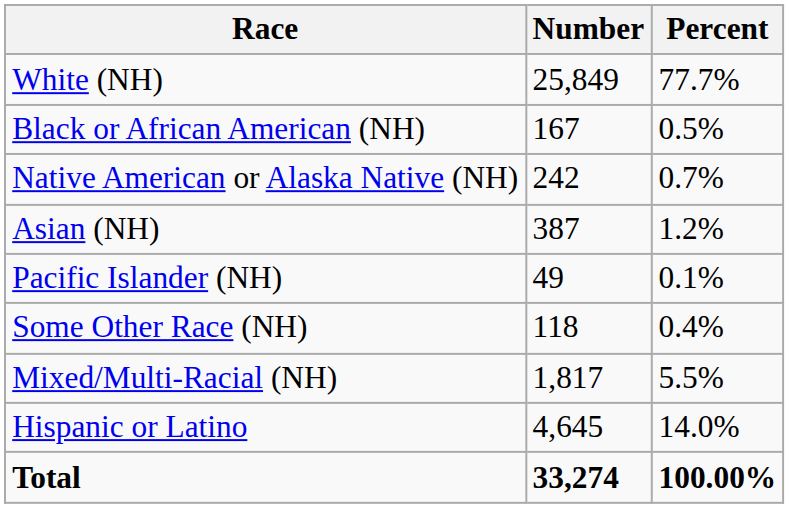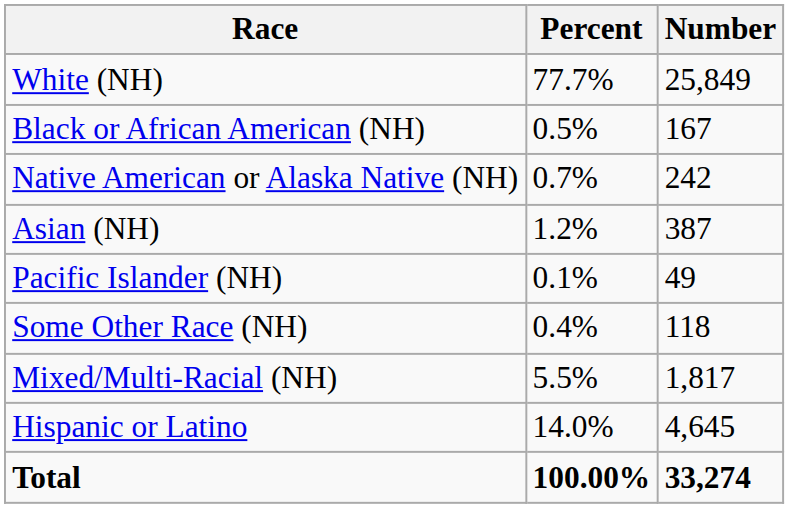columns swapped: (588, 29) <-> (717, 29)
